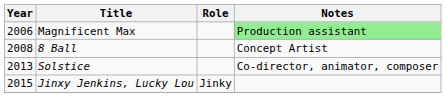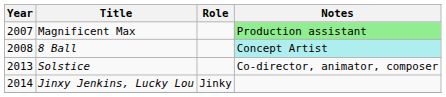(20, 31) 2006 -> (20, 31) 2007
(282, 48) no background -> (282, 48) paleturquoise background
(20, 84) 2015 -> (20, 84) 2014
